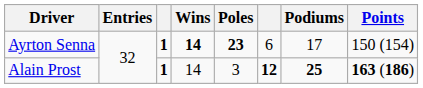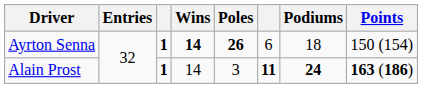(236, 44) 23 -> (236, 44) 26
(314, 44) 17 -> (313, 44) 18
(269, 70) 12 -> (269, 70) 11
(314, 70) 25 -> (313, 70) 24
